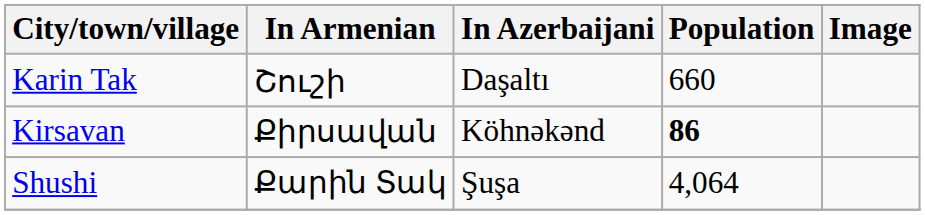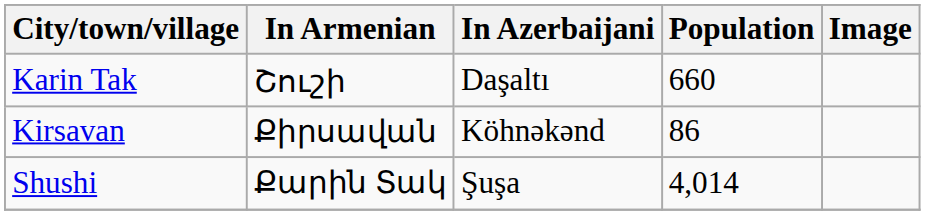(684, 131) bold -> (684, 131) normal
(704, 182) 4,064 -> (704, 182) 4,014
